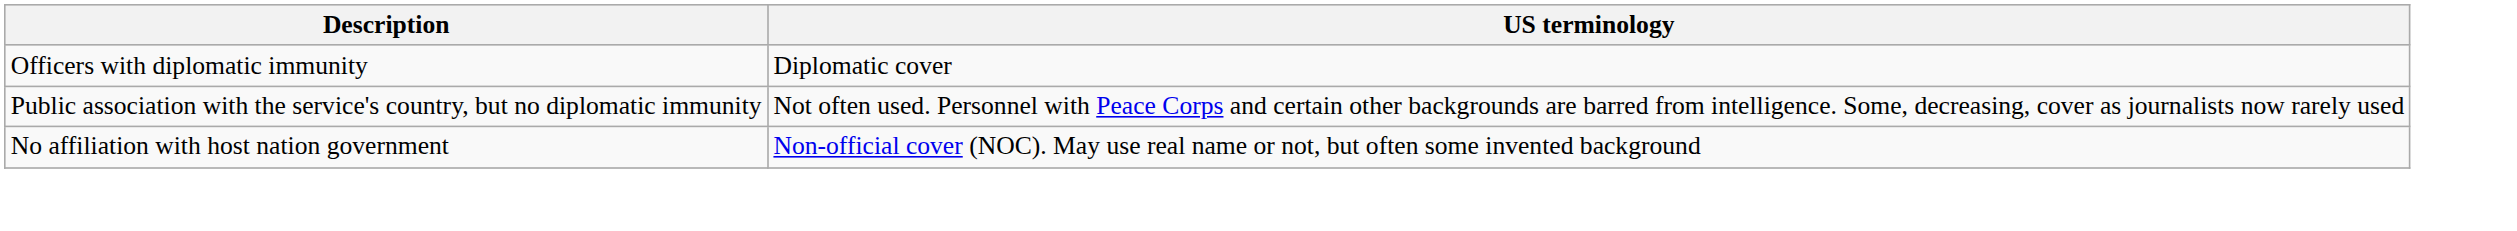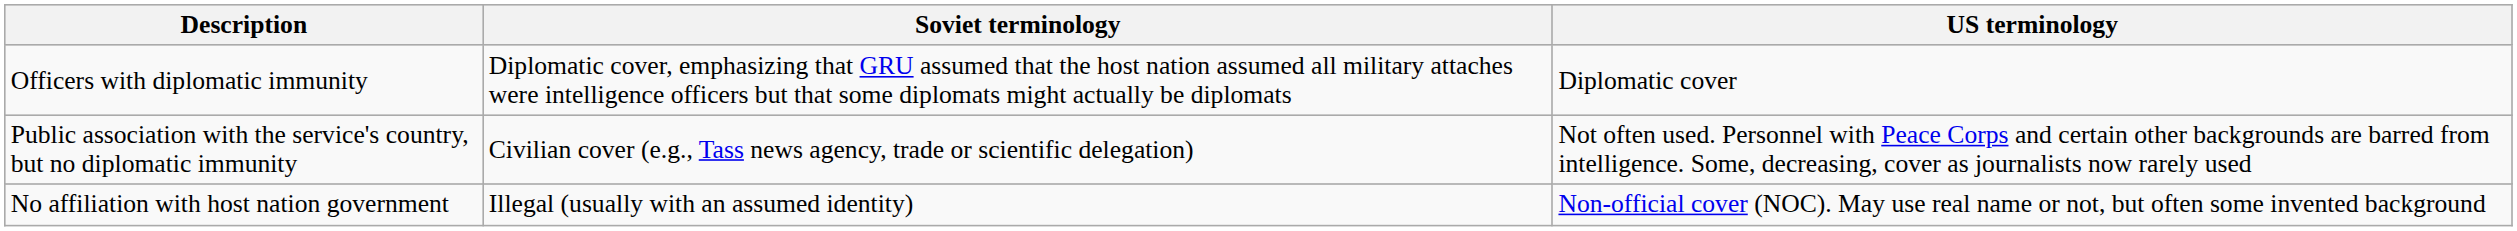+ column: (1018, 24)
